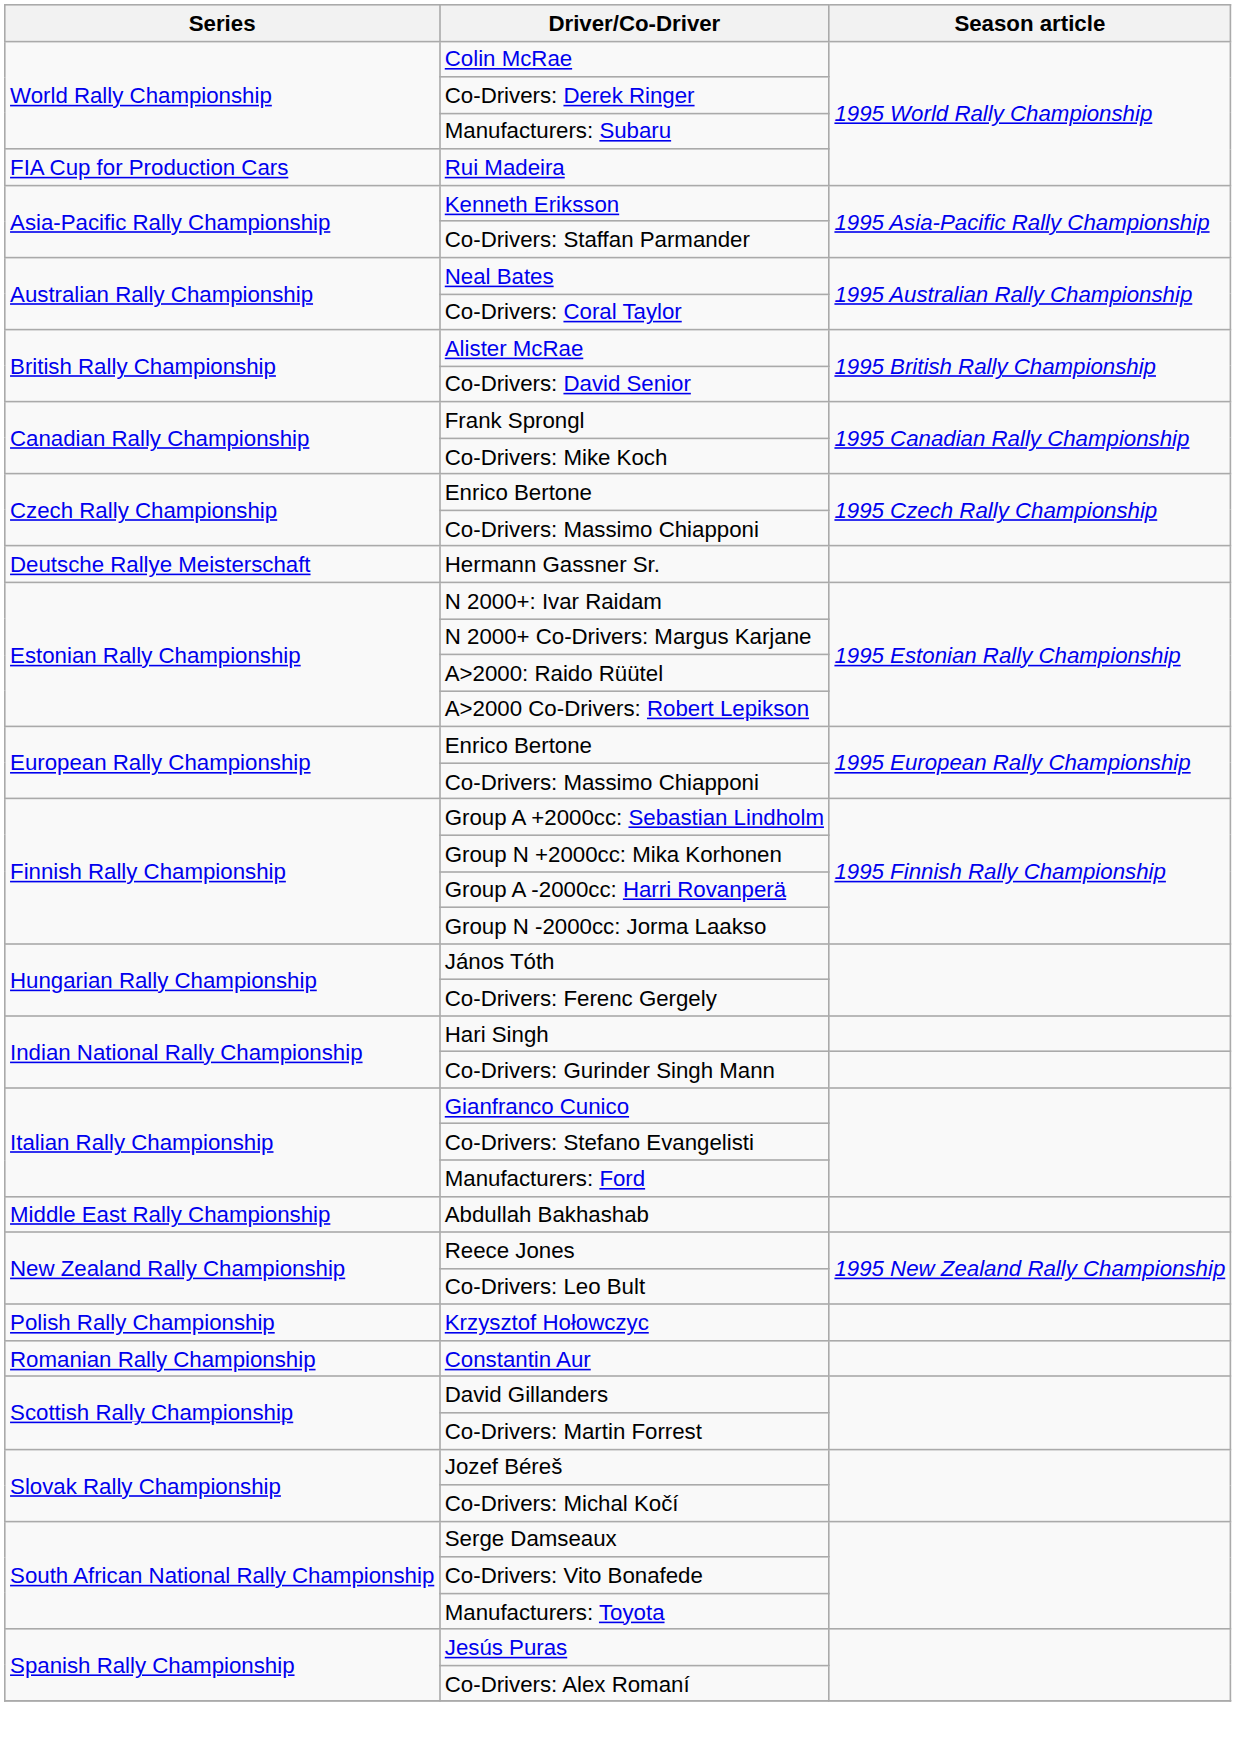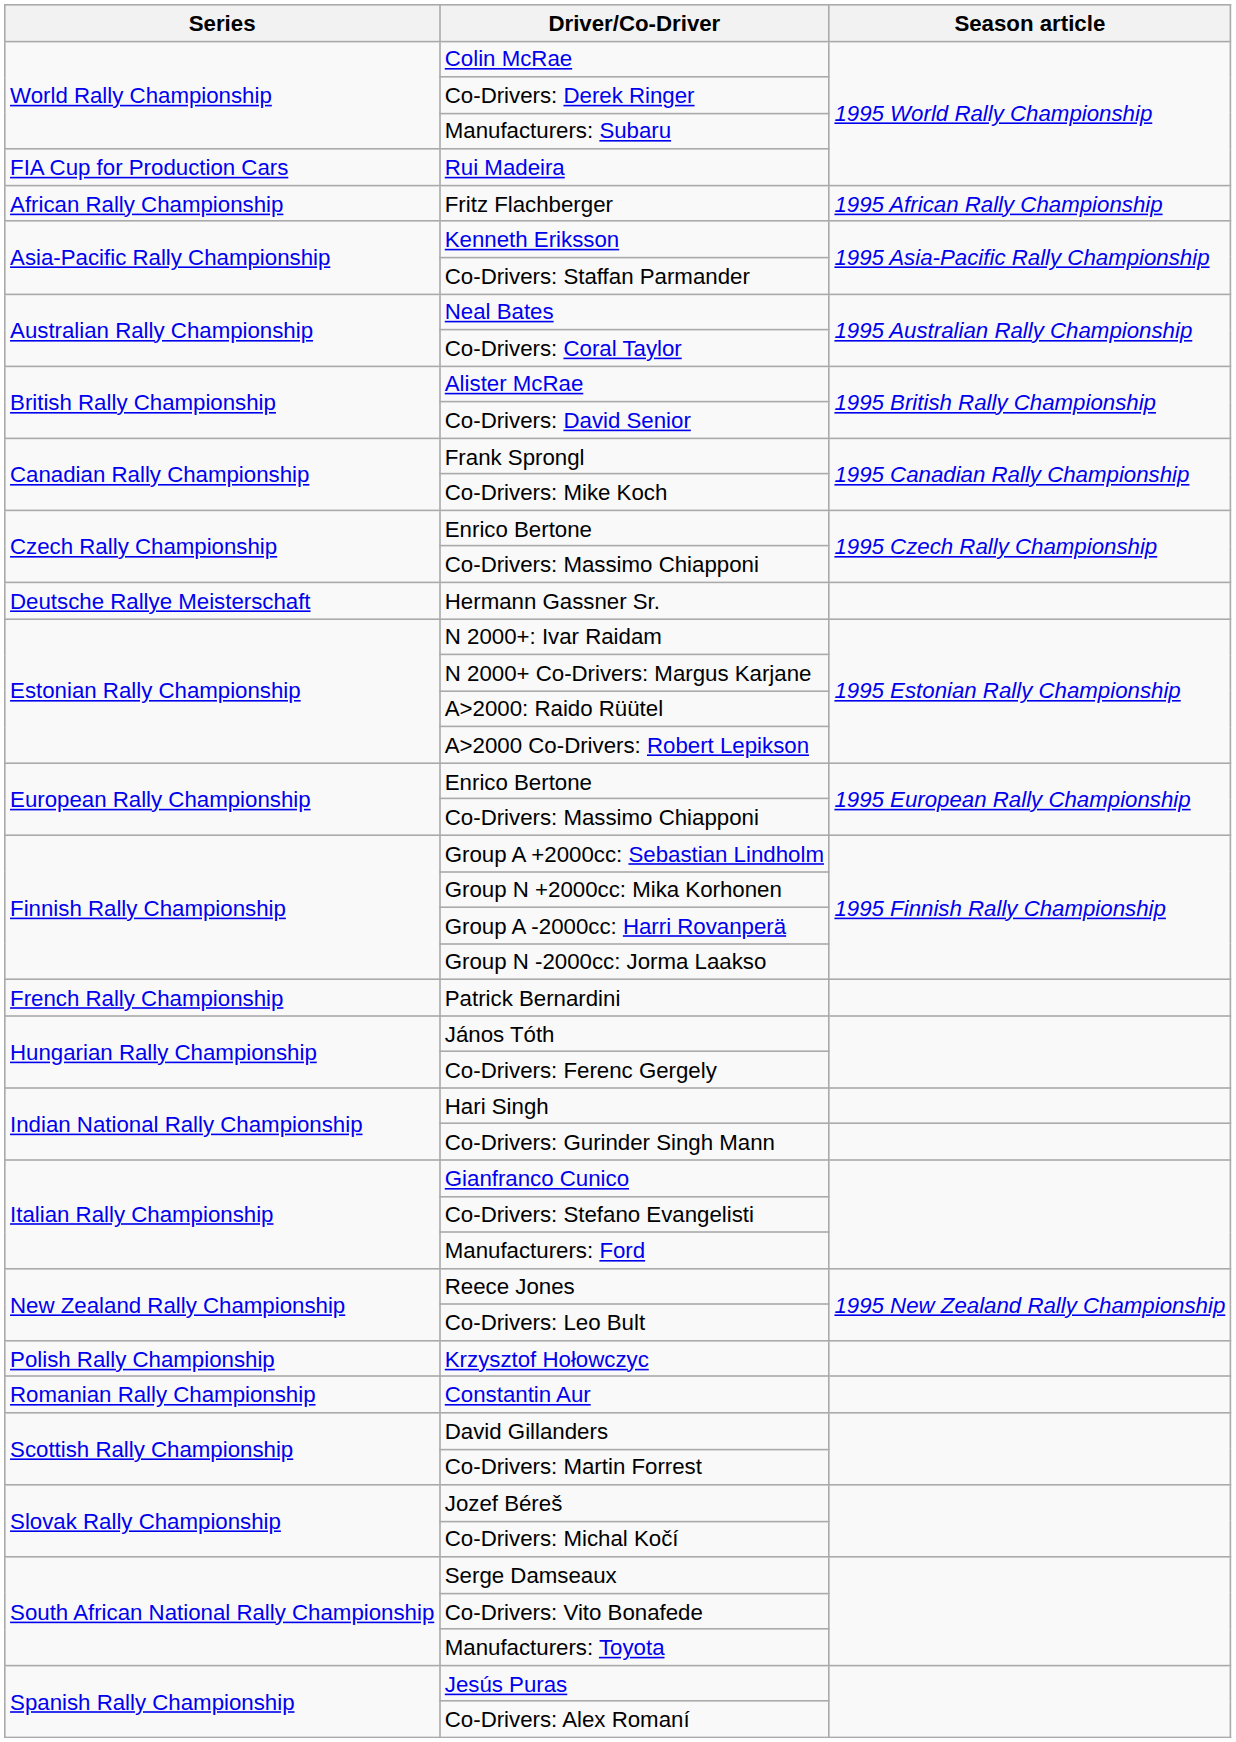+ row: (147, 203)
+ row: (147, 997)
- row: (170, 1214)
